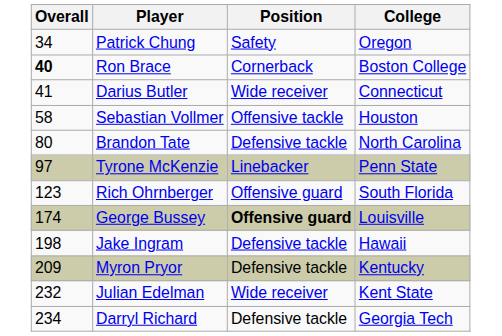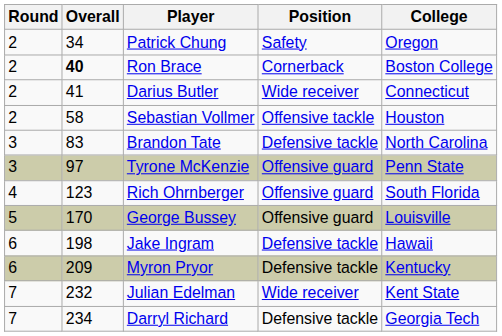+ column: (33, 17)
(44, 142) 80 -> (75, 142) 83
(270, 167) Linebacker -> (318, 167) Offensive guard
(48, 218) 174 -> (79, 218) 170
(291, 218) bold -> (318, 218) normal
